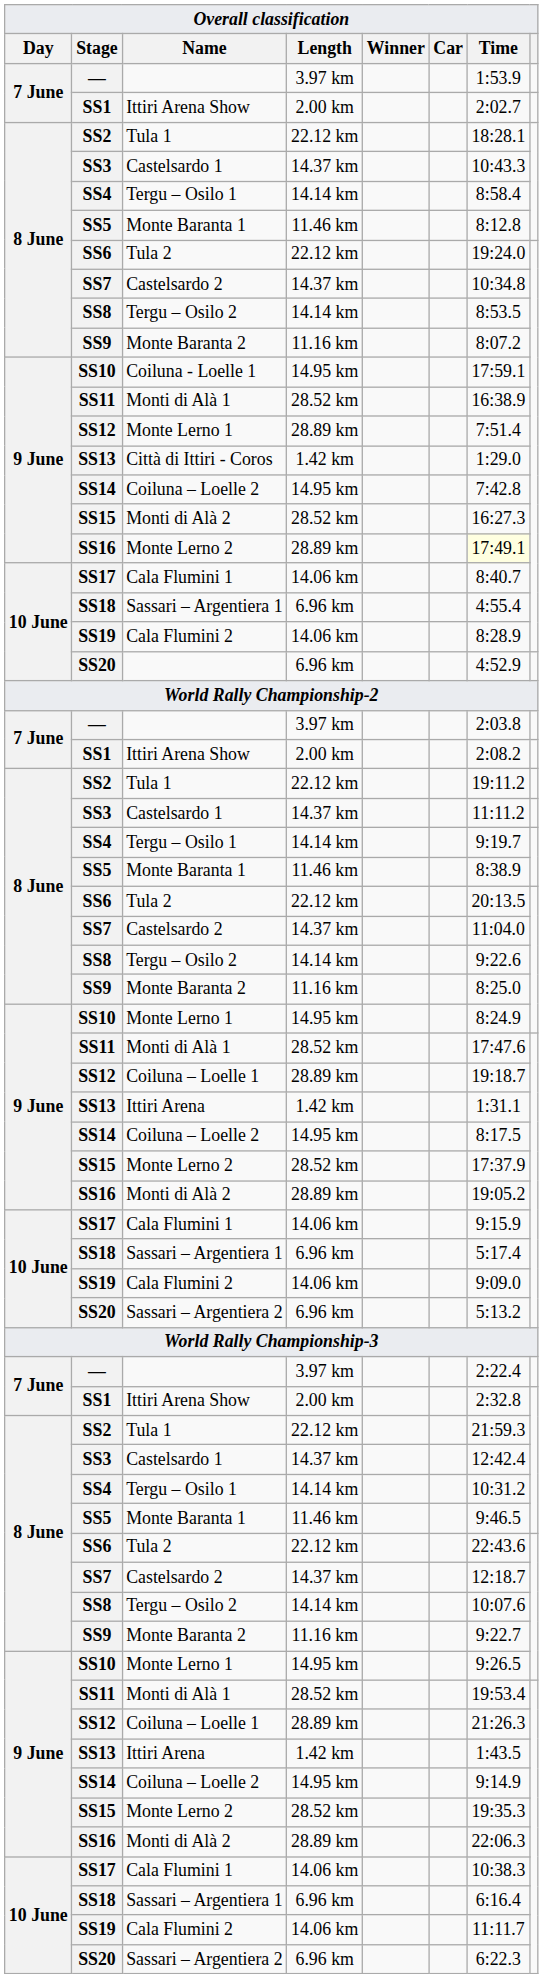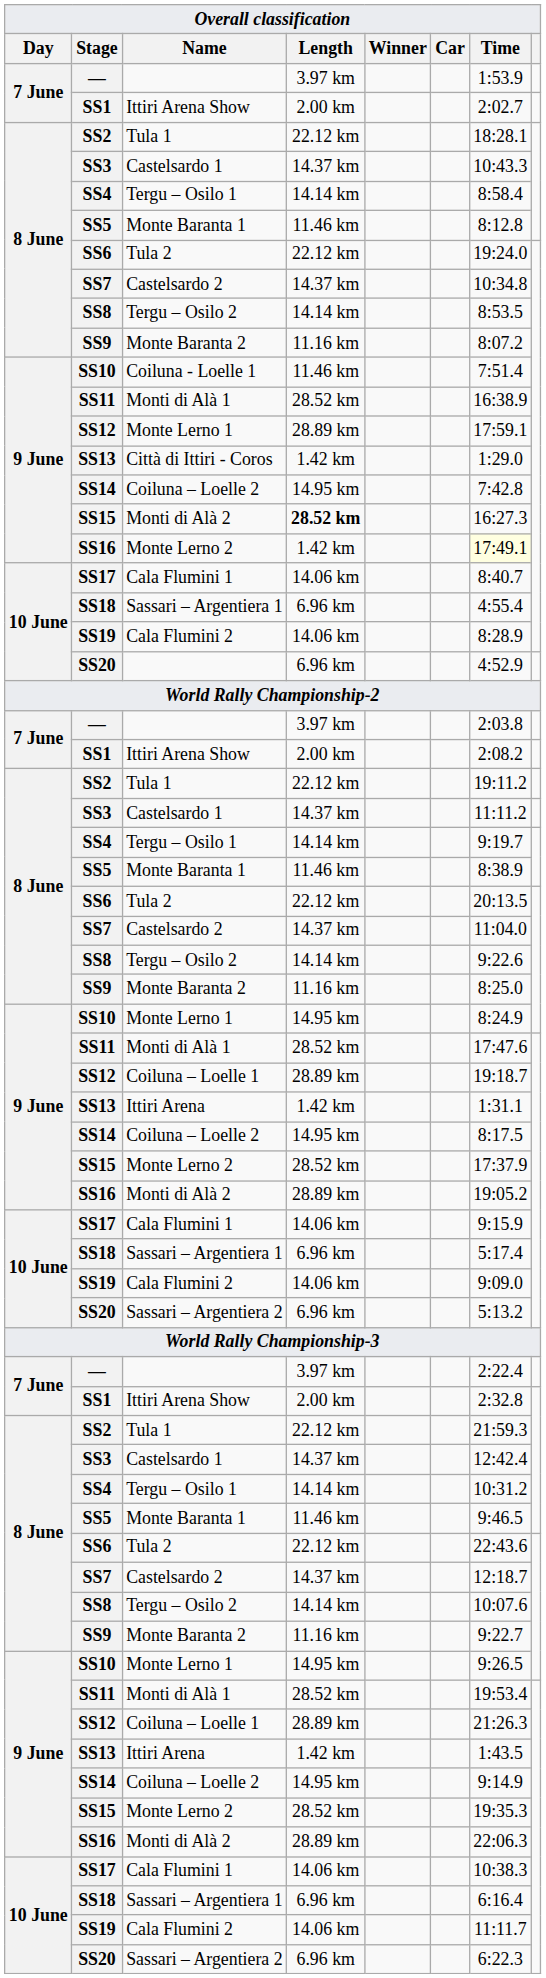(325, 371) 14.95 km -> (326, 371) 11.46 km
(498, 371) 17:59.1 -> (500, 371) 7:51.4
(498, 430) 7:51.4 -> (500, 430) 17:59.1
(325, 518) normal -> (326, 518) bold
(325, 547) 28.89 km -> (326, 547) 1.42 km
